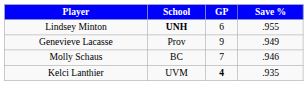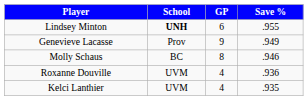(222, 57) 7 -> (222, 57) 8
+ row: (76, 73)
(222, 73) bold -> (222, 88) normal
